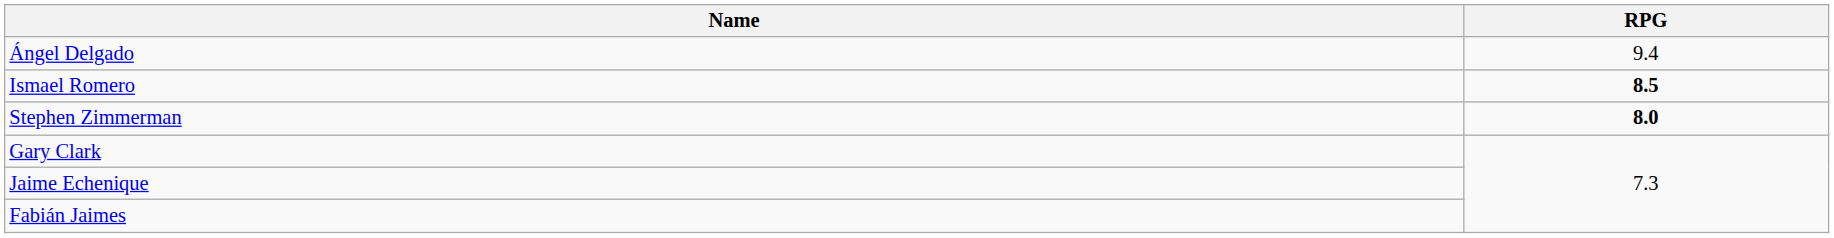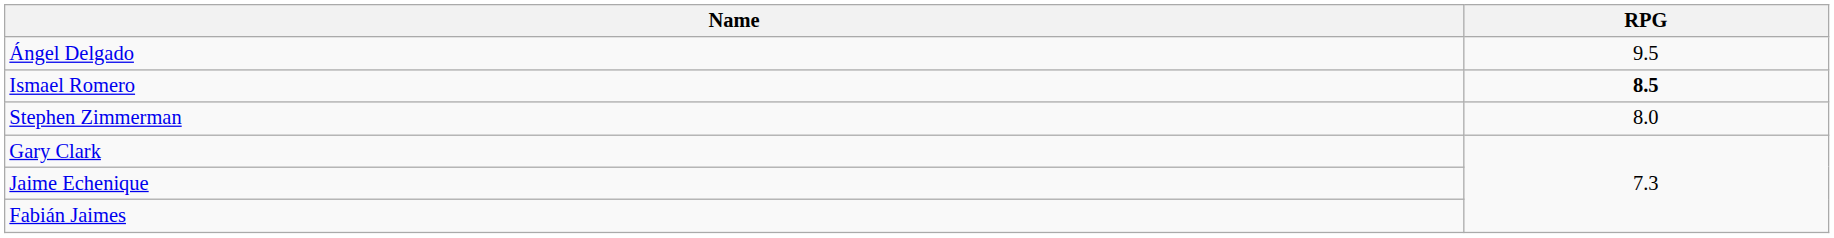(1646, 53) 9.4 -> (1646, 53) 9.5
(1646, 118) bold -> (1646, 118) normal
